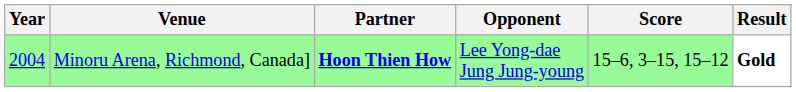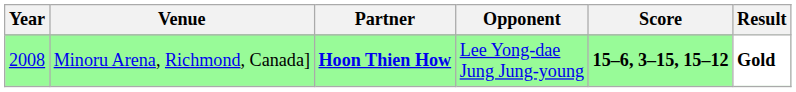(27, 60) 2004 -> (27, 60) 2008
(661, 60) normal -> (661, 60) bold
